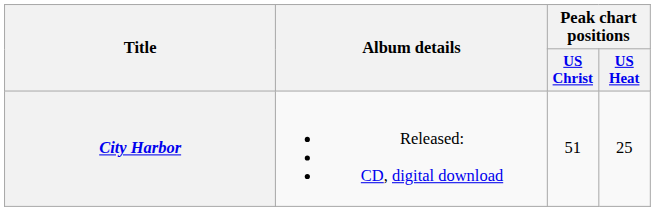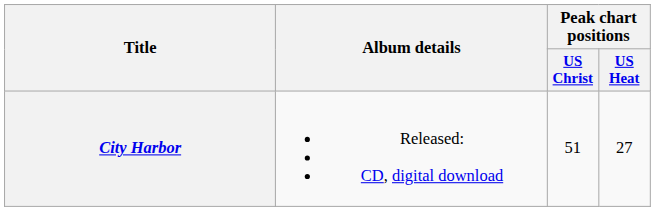(624, 148) 25 -> (624, 148) 27
